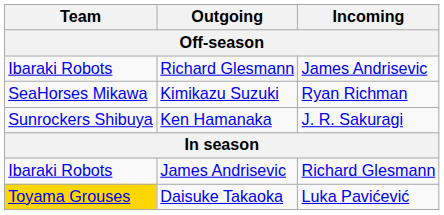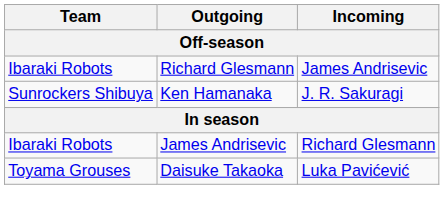- row: (220, 94)
(69, 196) gold background -> (69, 171) no background
